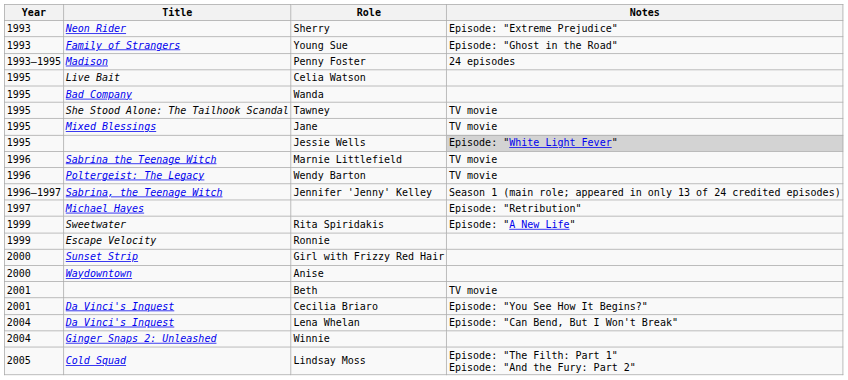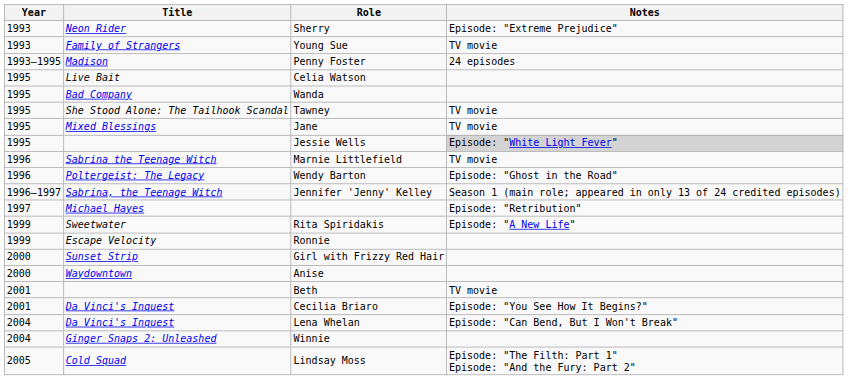(533, 45) Episode: "Ghost in the Road" -> (473, 45) TV movie
(473, 176) TV movie -> (533, 176) Episode: "Ghost in the Road"
